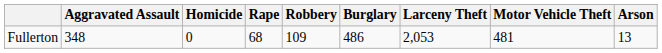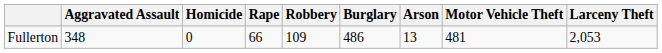columns swapped: (445, 15) <-> (636, 15)
(256, 37) 68 -> (256, 37) 66
